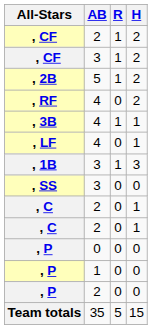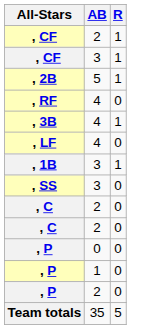- column: (136, 15)
